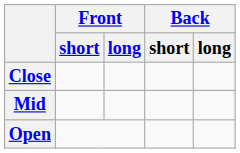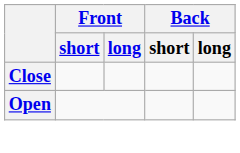- row: (30, 104)
